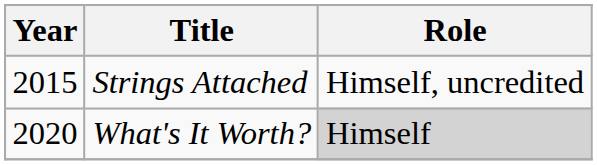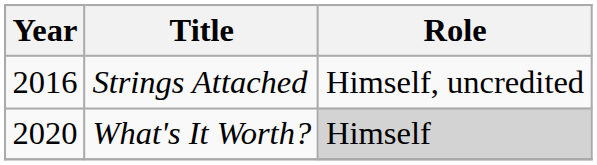(45, 81) 2015 -> (45, 81) 2016
